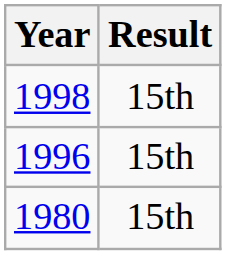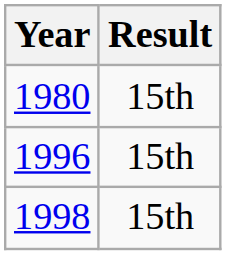rows swapped: (52, 216) <-> (52, 95)
